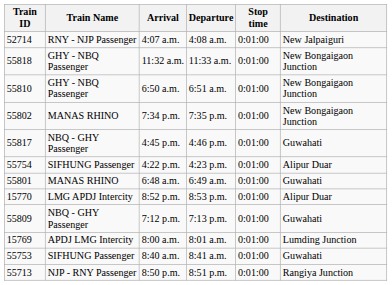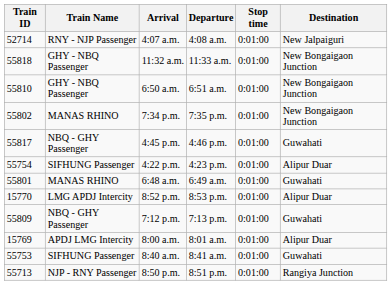(320, 240) Lumding Junction -> (307, 240) Alipur Duar
